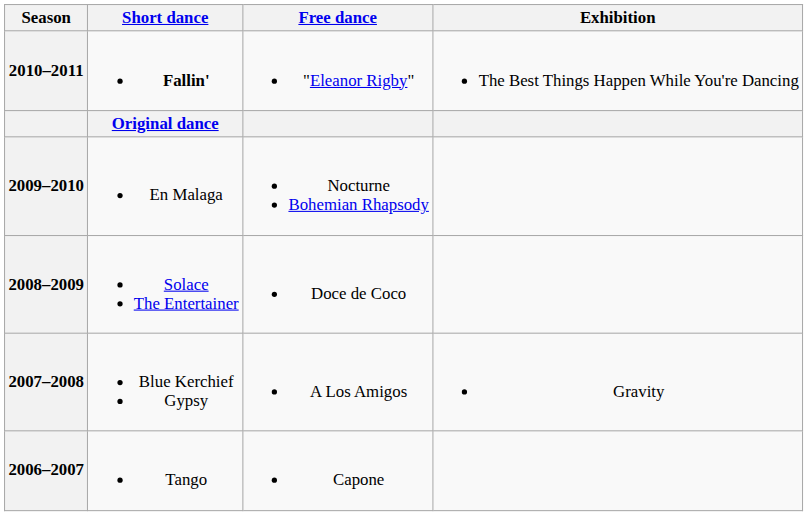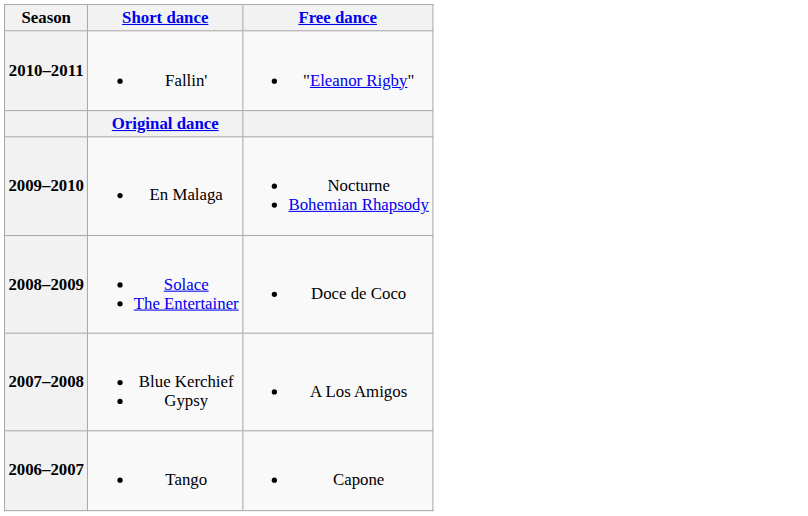- column: (618, 17)
(165, 80) bold -> (165, 80) normal
